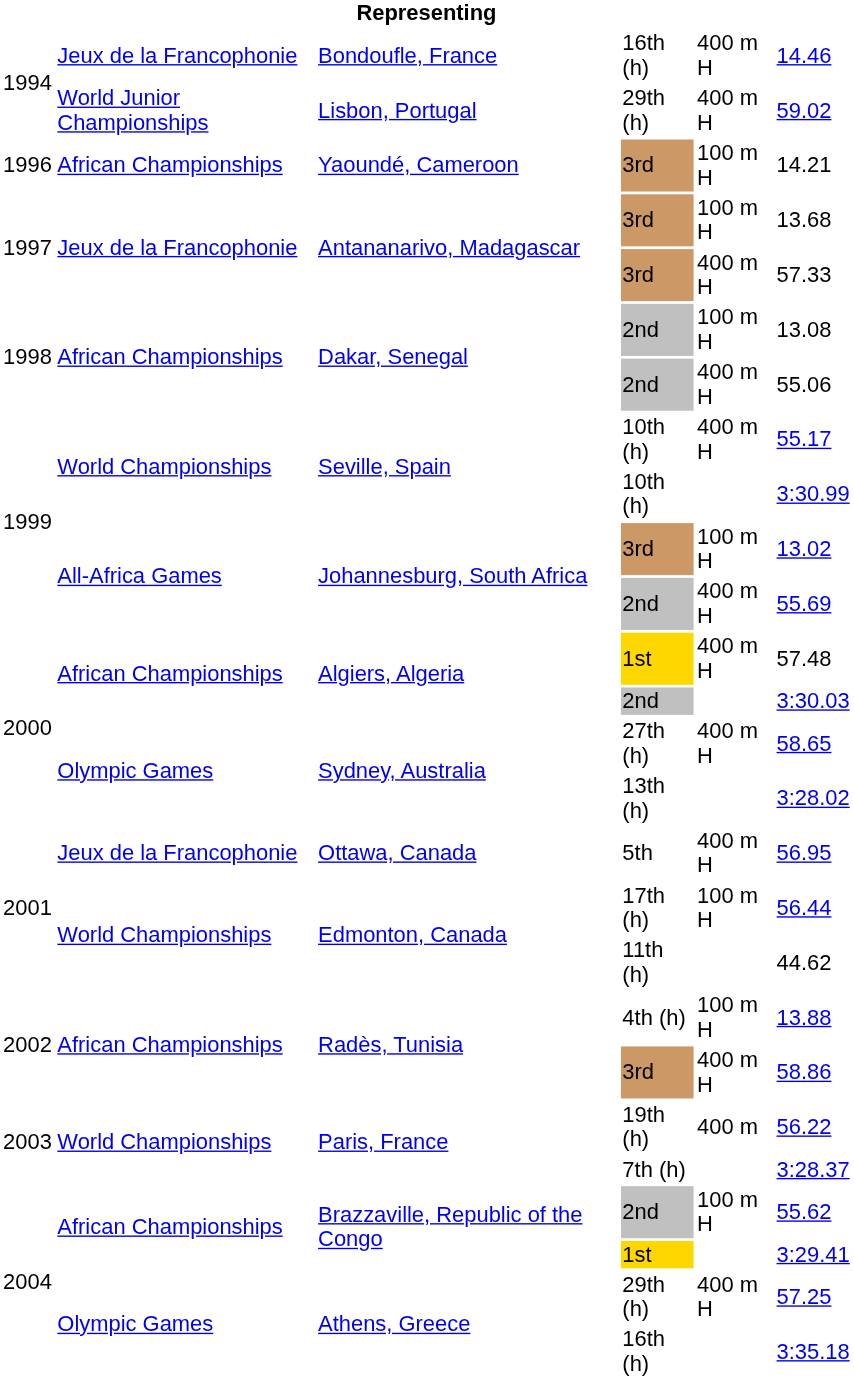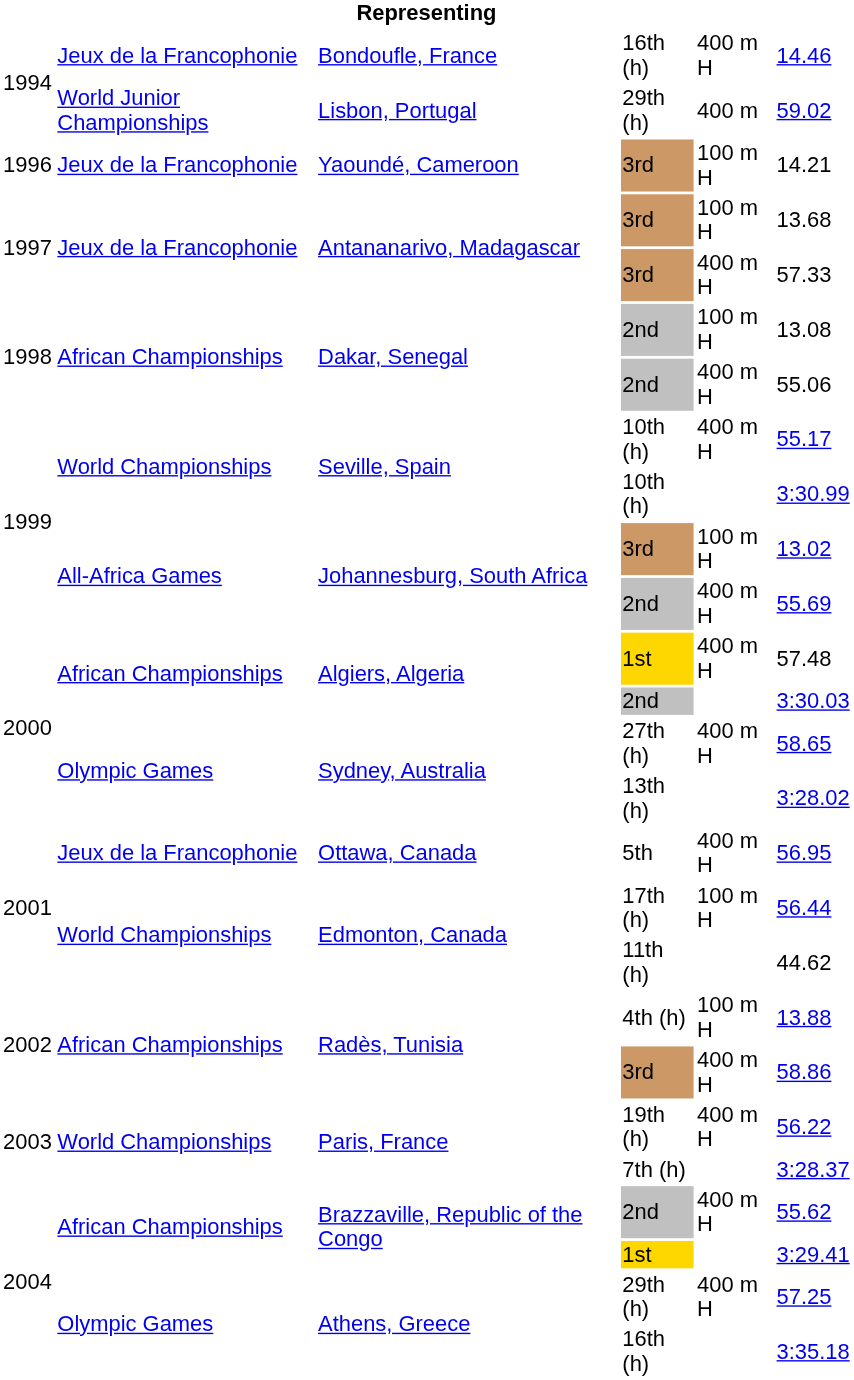(728, 110) 400 m H -> (728, 110) 400 m
(170, 165) African Championships -> (177, 165) Jeux de la Francophonie
(728, 1127) 400 m -> (728, 1127) 400 m H
(728, 1212) 100 m H -> (728, 1212) 400 m H
